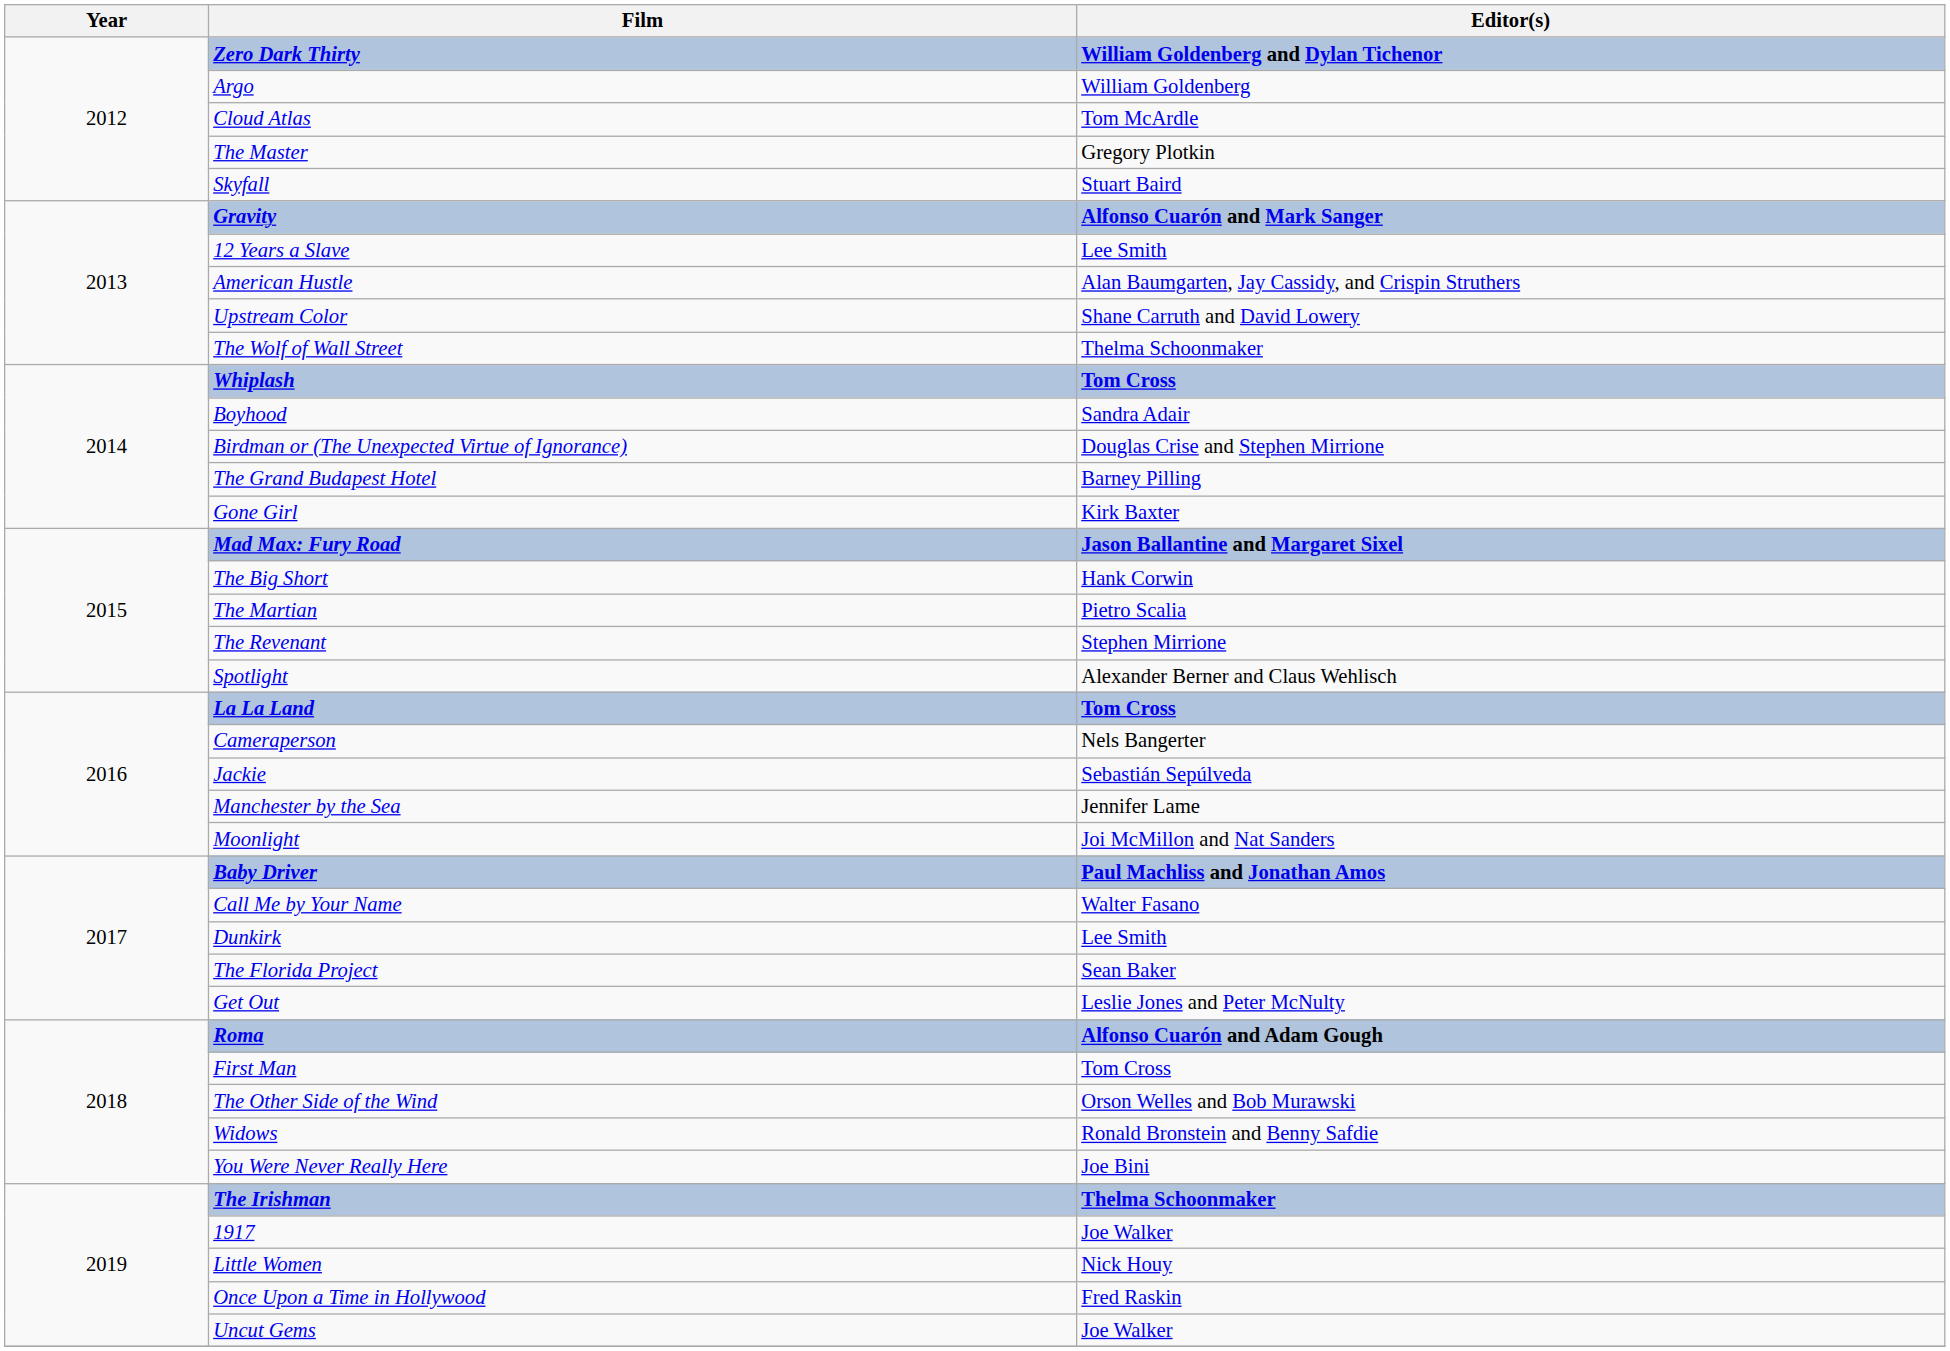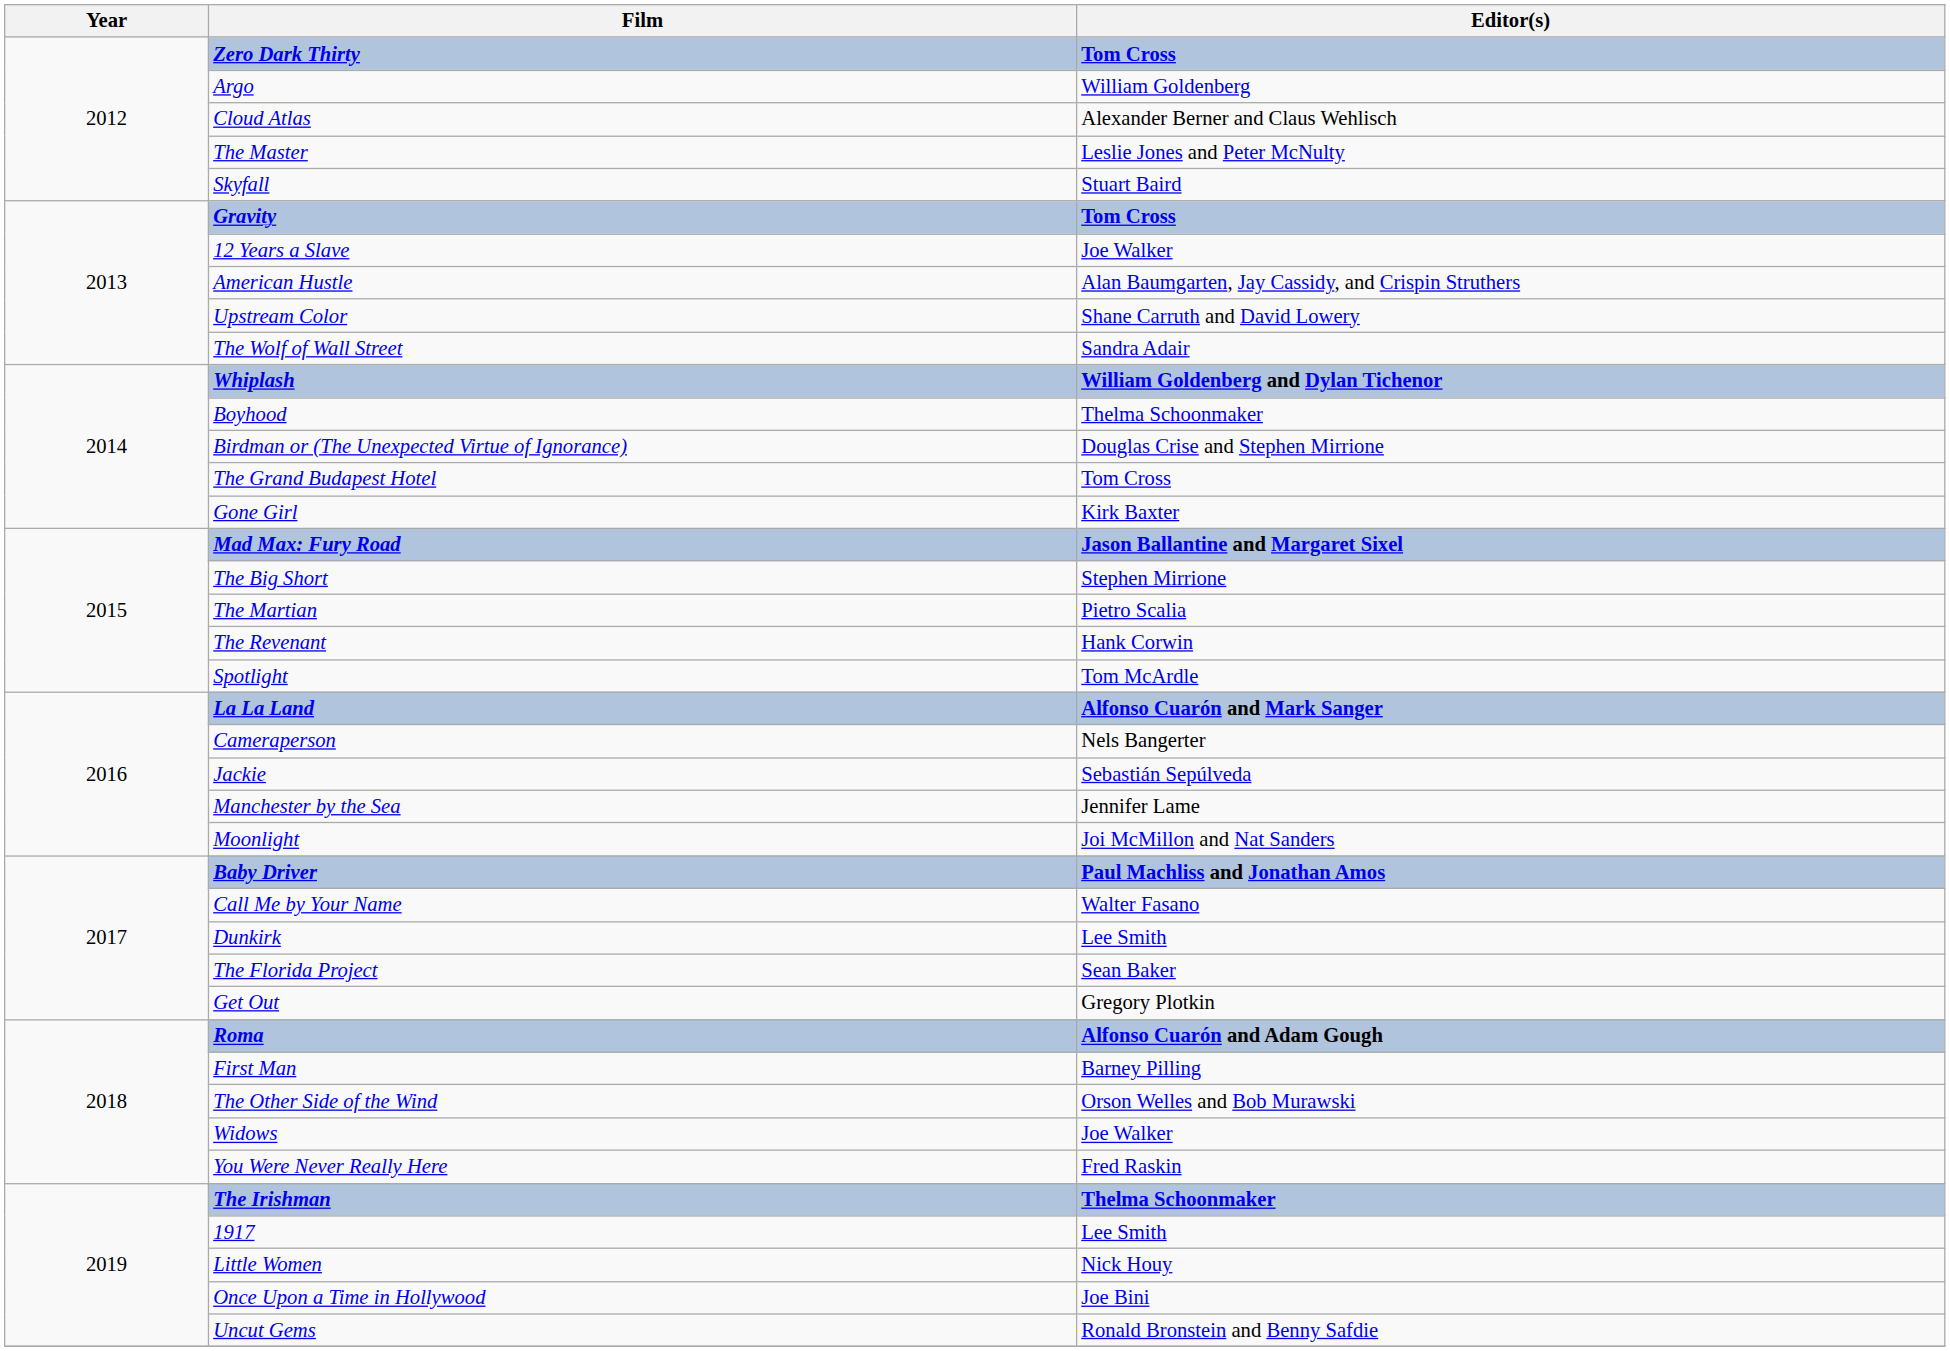(1262, 53) William Goldenberg and Dylan Tichenor -> (1129, 53) Tom Cross
(1140, 119) Tom McArdle -> (1239, 119) Alexander Berner and Claus Wehlisch
(1148, 151) Gregory Plotkin -> (1213, 151) Leslie Jones and Peter McNulty
(1232, 217) Alfonso Cuarón and Mark Sanger -> (1129, 217) Tom Cross
(1124, 250) Lee Smith -> (1127, 250) Joe Walker
(1172, 348) Thelma Schoonmaker -> (1135, 348) Sandra Adair
(1129, 380) Tom Cross -> (1262, 380) William Goldenberg and Dylan Tichenor
(1135, 413) Sandra Adair -> (1172, 413) Thelma Schoonmaker
(1141, 479) Barney Pilling -> (1126, 479) Tom Cross
(1137, 577) Hank Corwin -> (1154, 577) Stephen Mirrione
(1154, 642) Stephen Mirrione -> (1137, 642) Hank Corwin
(1239, 675) Alexander Berner and Claus Wehlisch -> (1140, 675) Tom McArdle
(1129, 708) Tom Cross -> (1232, 708) Alfonso Cuarón and Mark Sanger
(1213, 1002) Leslie Jones and Peter McNulty -> (1148, 1002) Gregory Plotkin
(1126, 1068) Tom Cross -> (1141, 1068) Barney Pilling
(1230, 1133) Ronald Bronstein and Benny Safdie -> (1127, 1133) Joe Walker
(1115, 1166) Joe Bini -> (1131, 1166) Fred Raskin
(1127, 1232) Joe Walker -> (1124, 1232) Lee Smith
(1131, 1297) Fred Raskin -> (1115, 1297) Joe Bini
(1127, 1330) Joe Walker -> (1230, 1330) Ronald Bronstein and Benny Safdie
